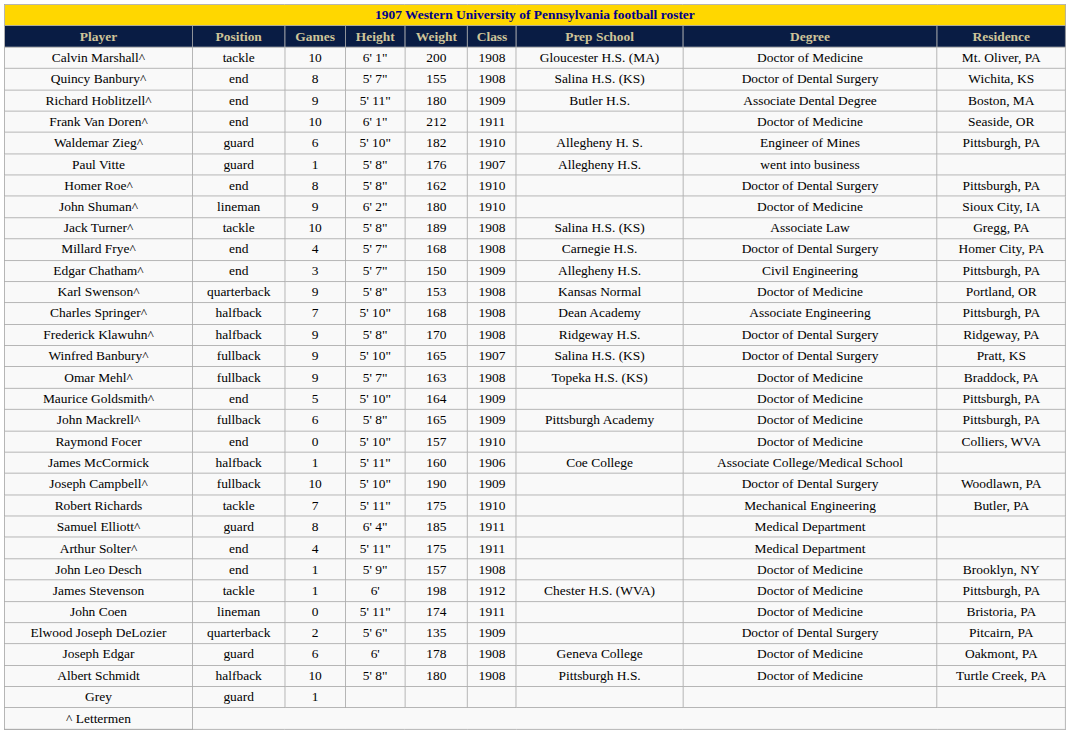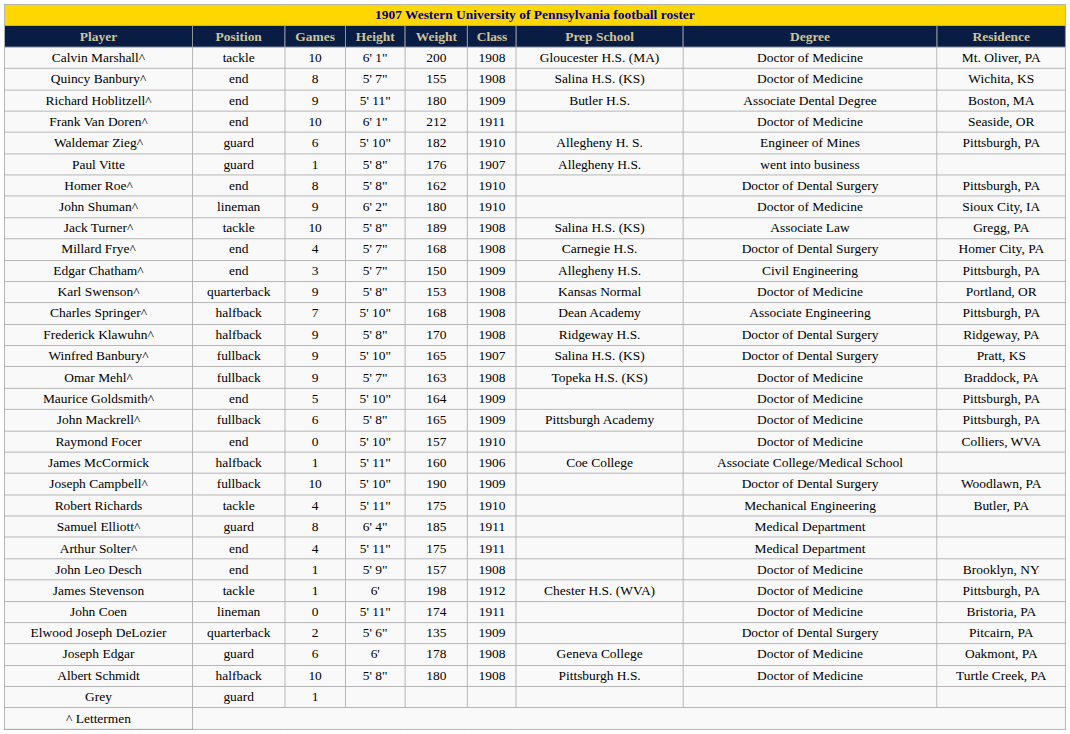(810, 79) Doctor of Dental Surgery -> (810, 79) Doctor of Medicine
(315, 505) 7 -> (315, 505) 4
